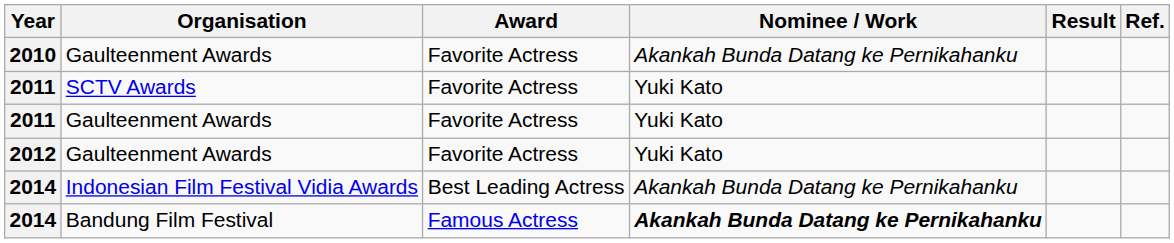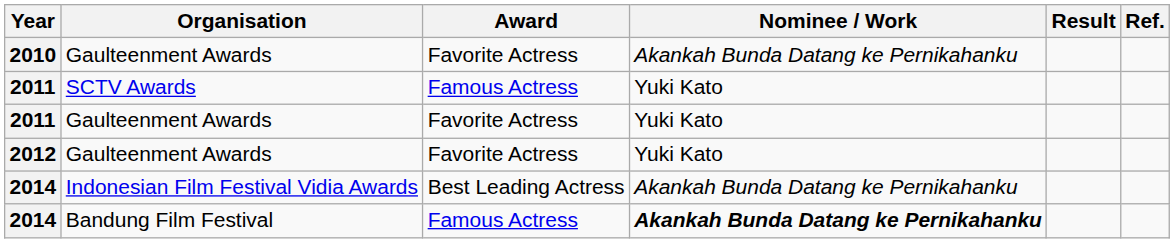(503, 87) Favorite Actress -> (503, 87) Famous Actress
